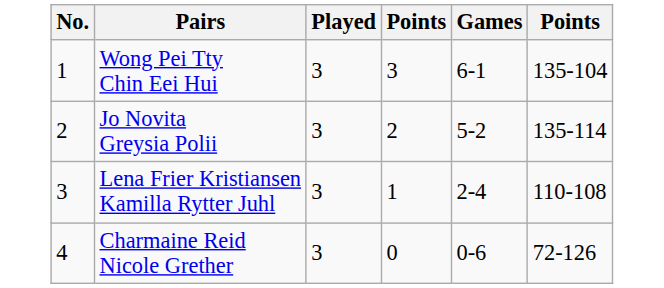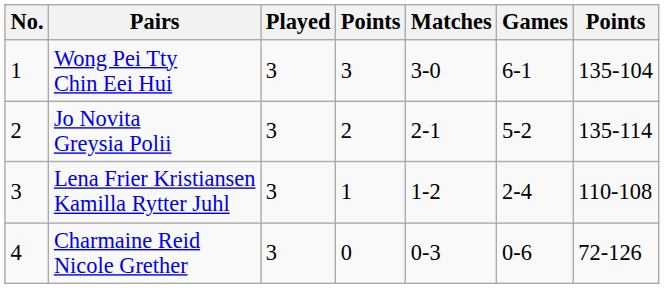+ column: (451, 22)
